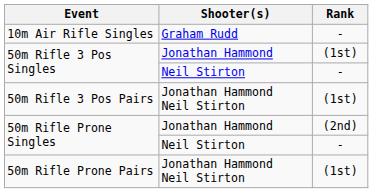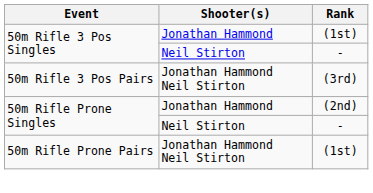- row: (80, 33)
(340, 99) (1st) -> (340, 79) (3rd)
